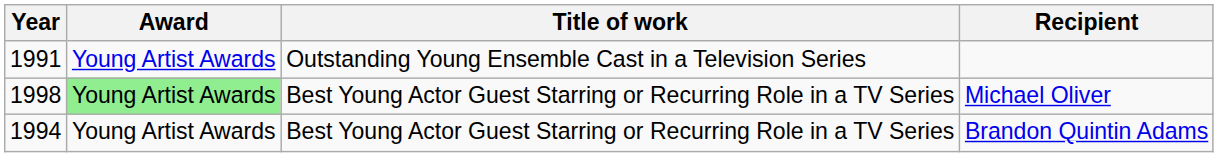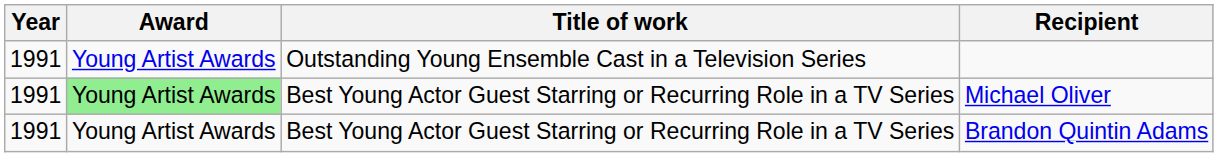(36, 95) 1998 -> (36, 95) 1991
(36, 132) 1994 -> (36, 132) 1991
